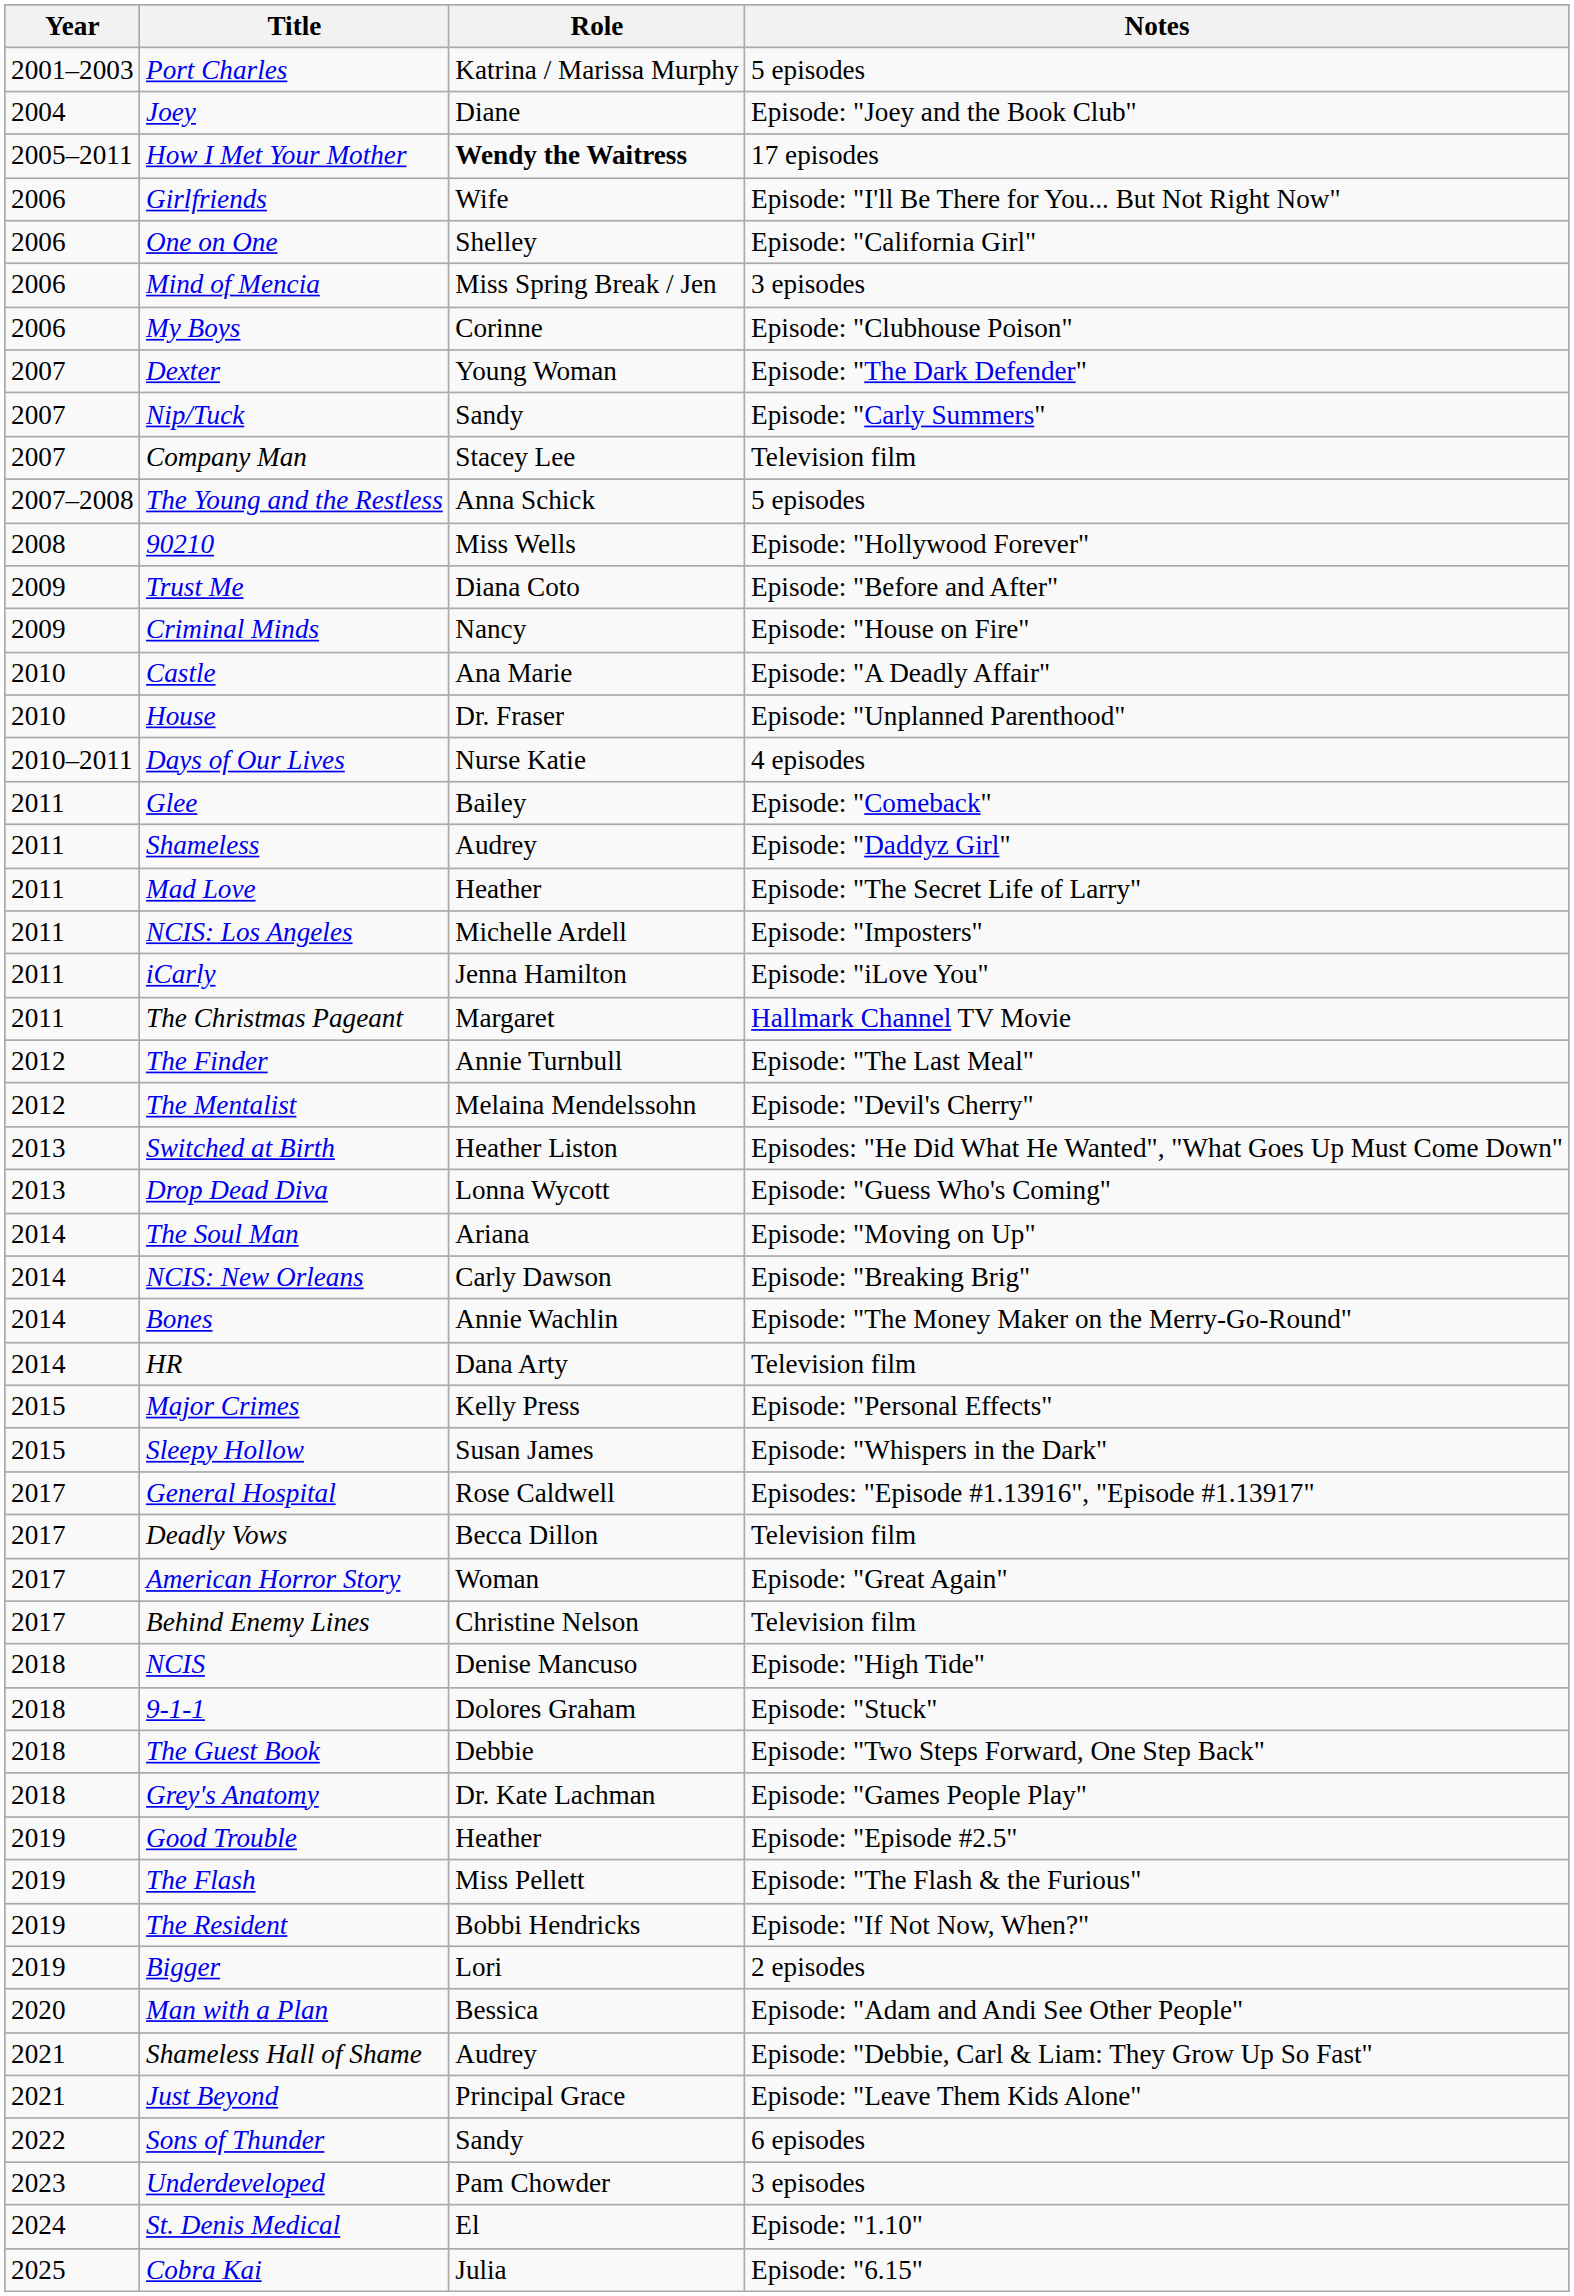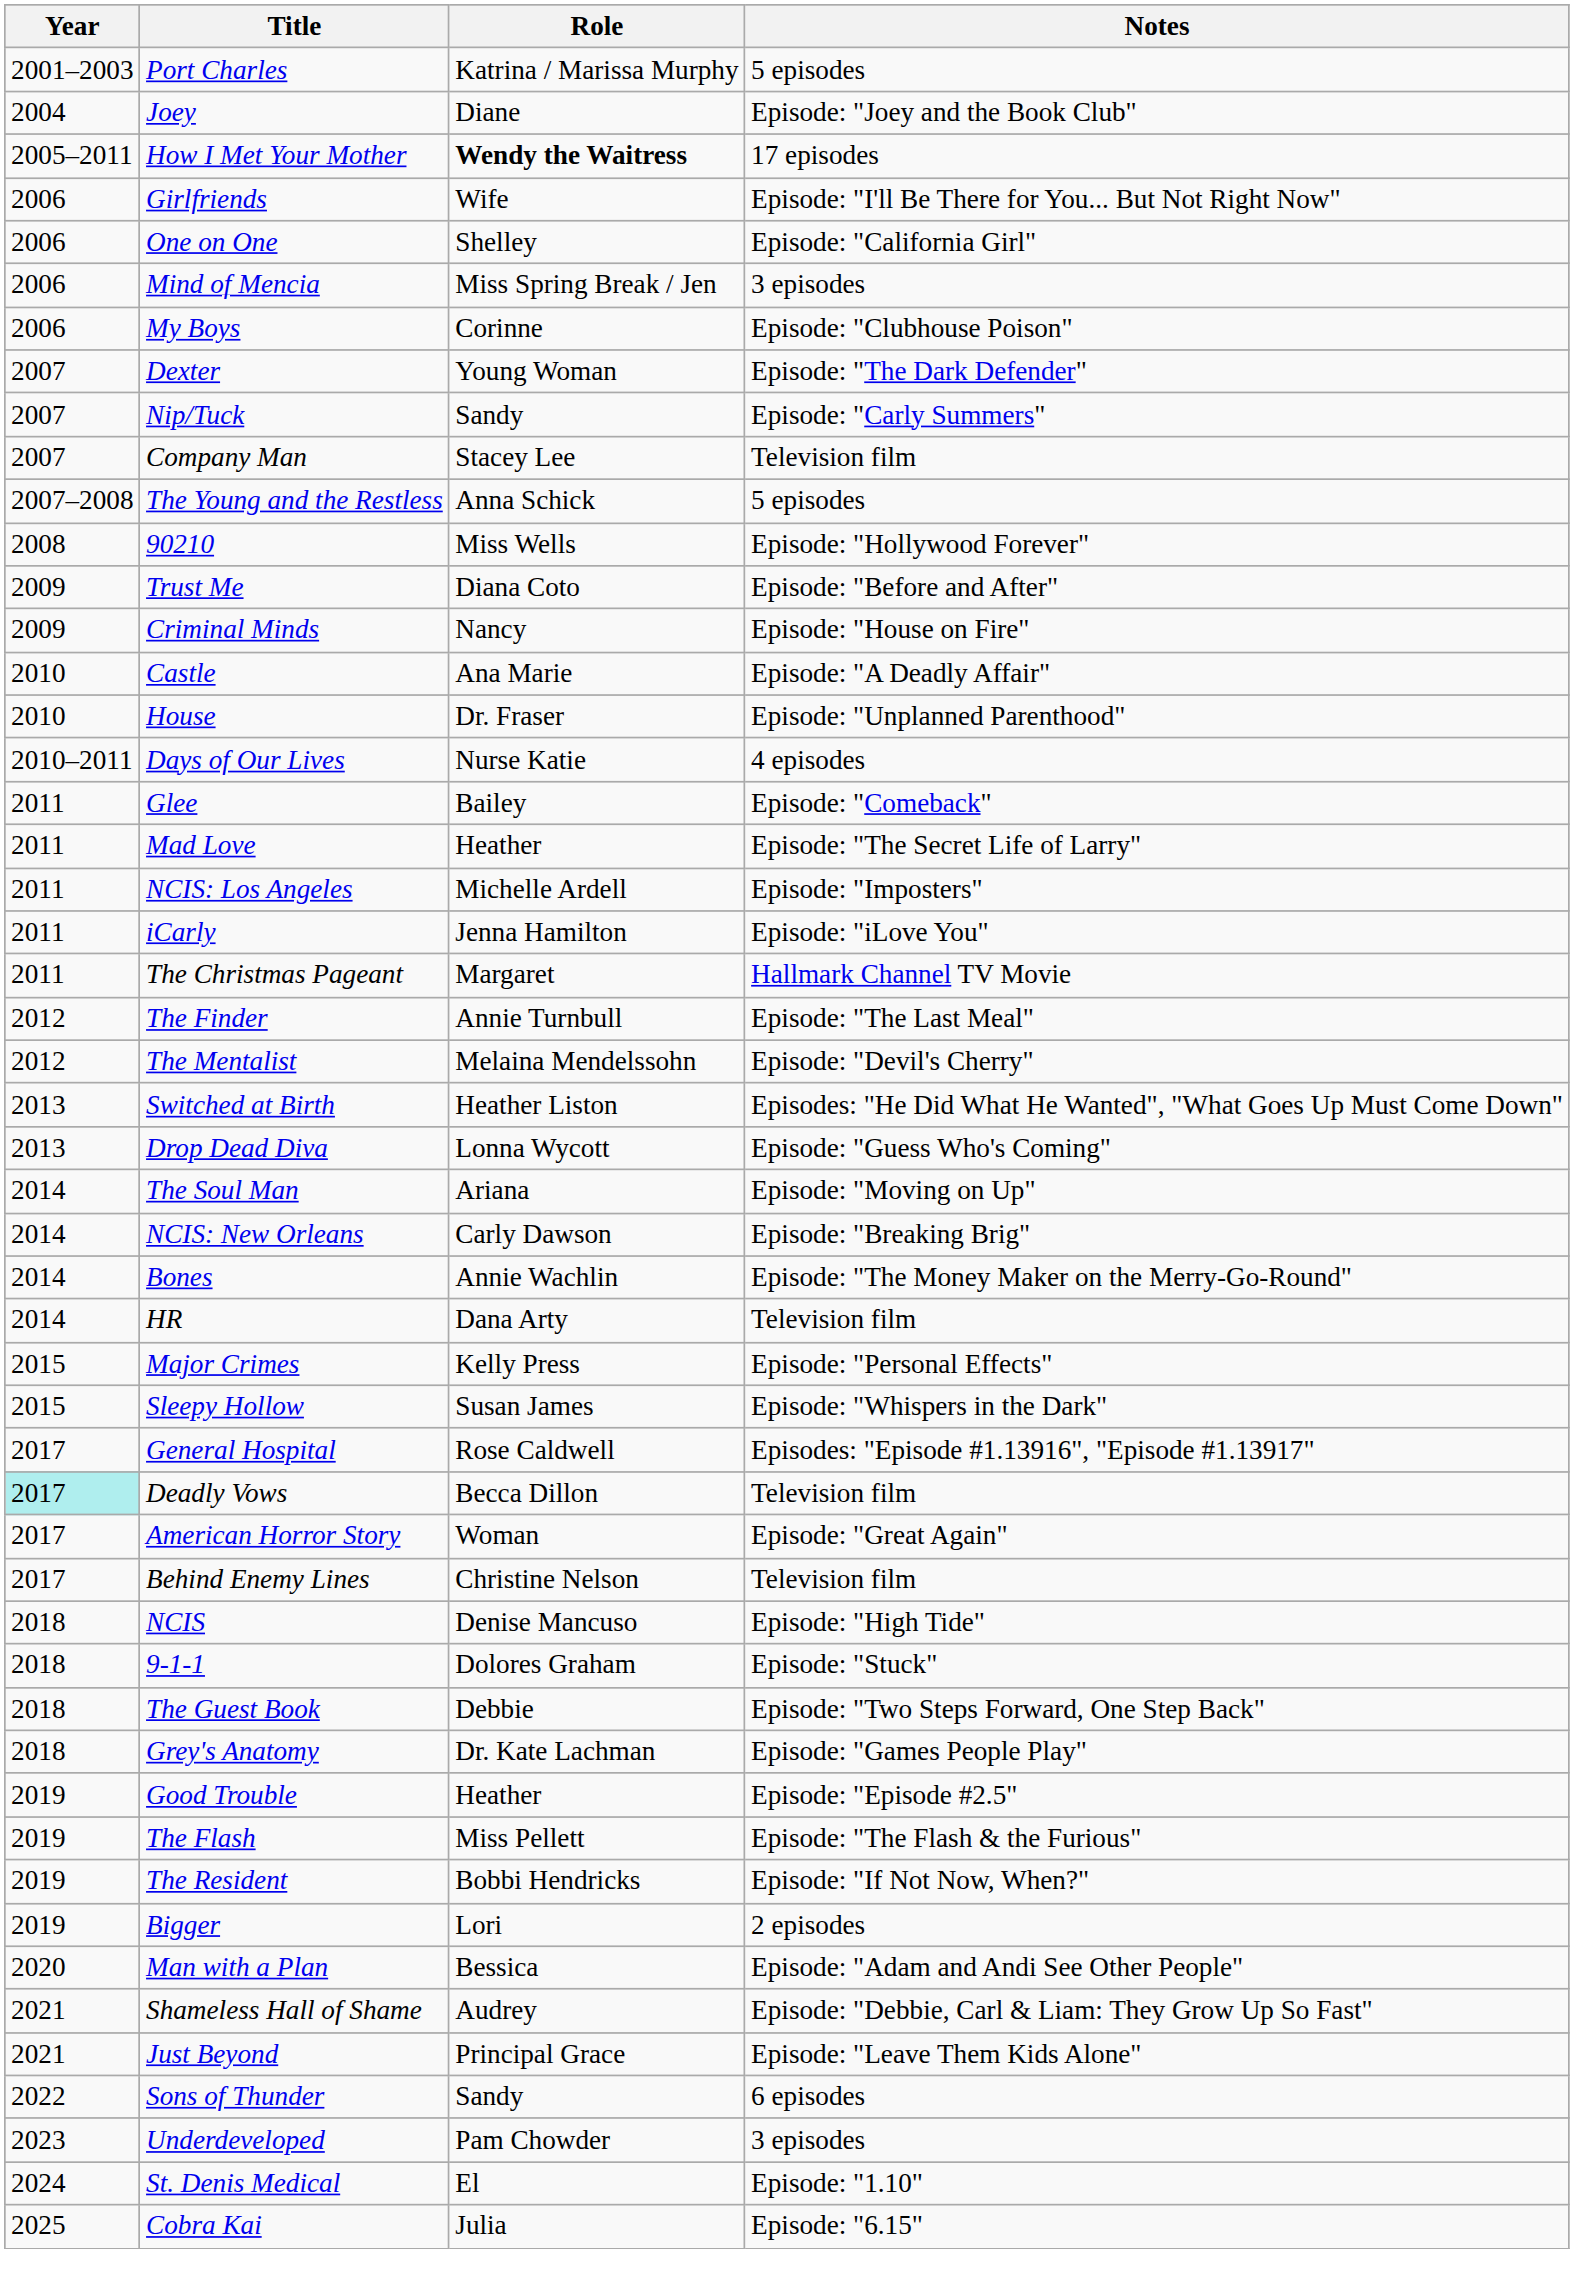- row: (203, 845)
(38, 1535) no background -> (38, 1492) paleturquoise background
